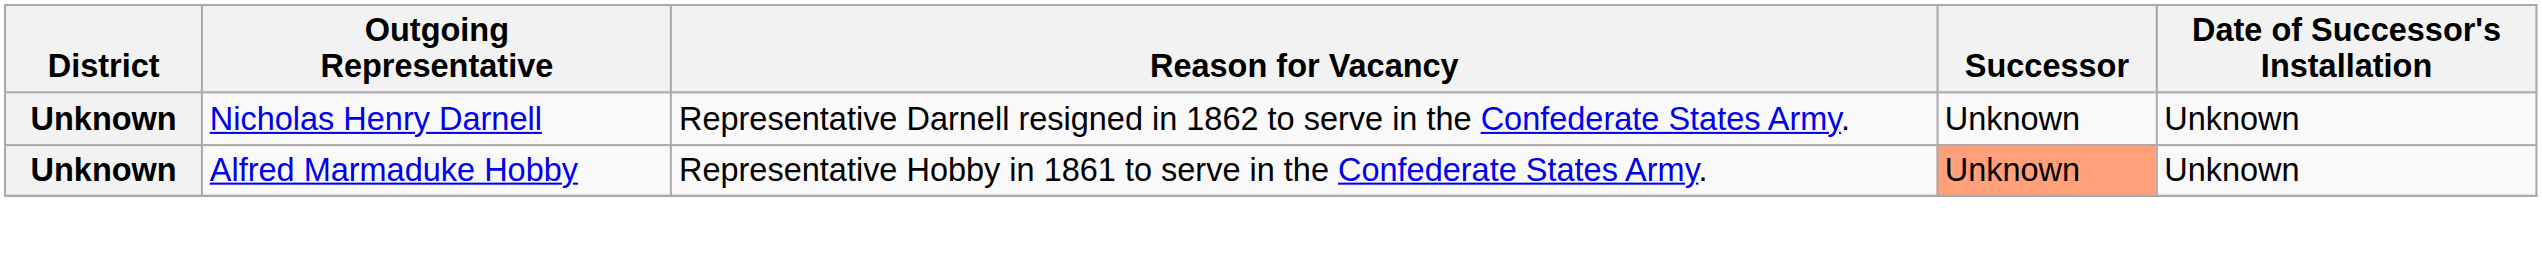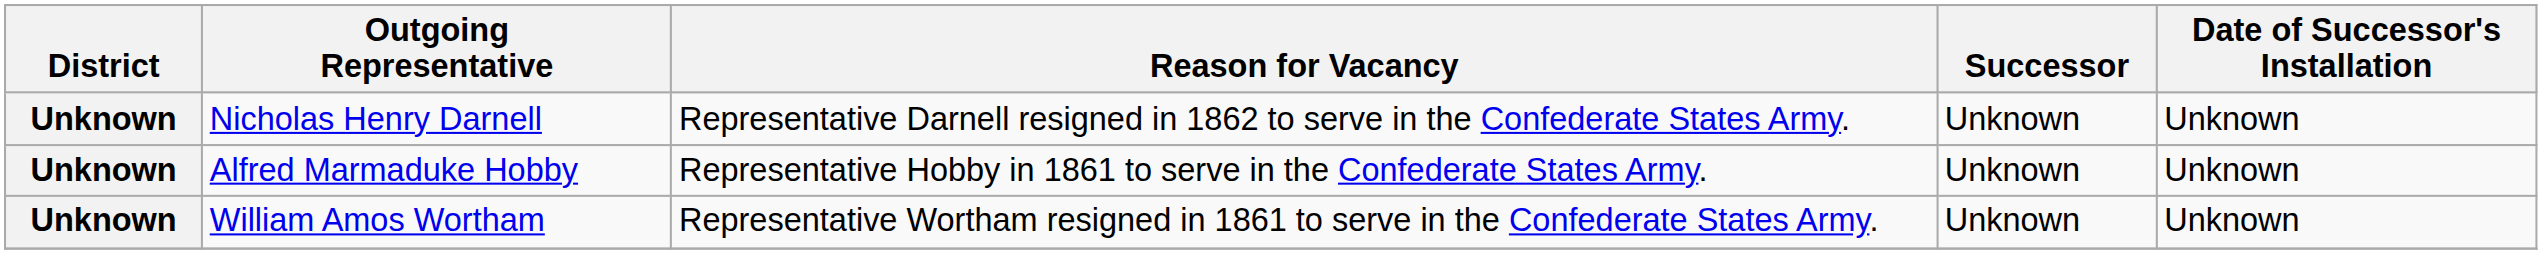(2012, 169) lightsalmon background -> (2012, 169) no background
+ row: (377, 221)
